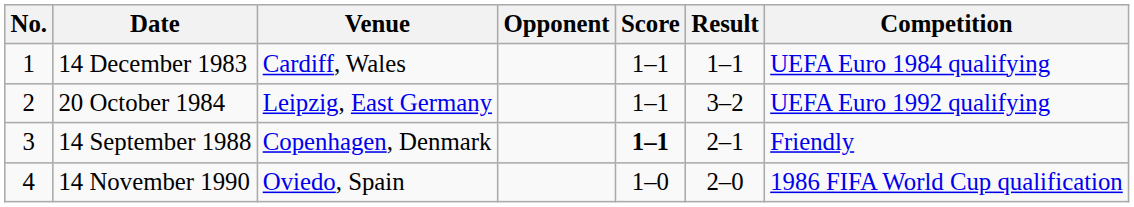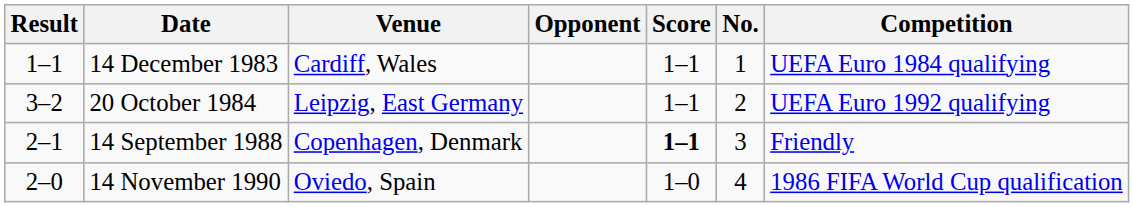columns swapped: (29, 24) <-> (725, 24)
